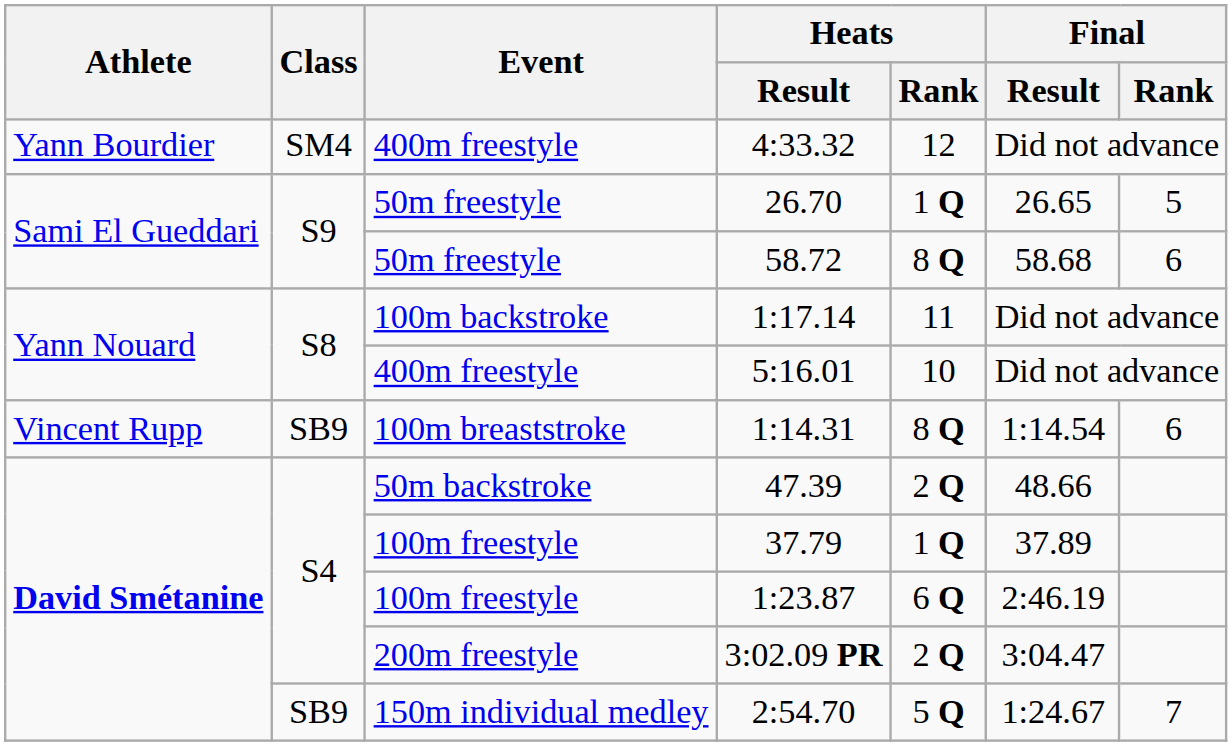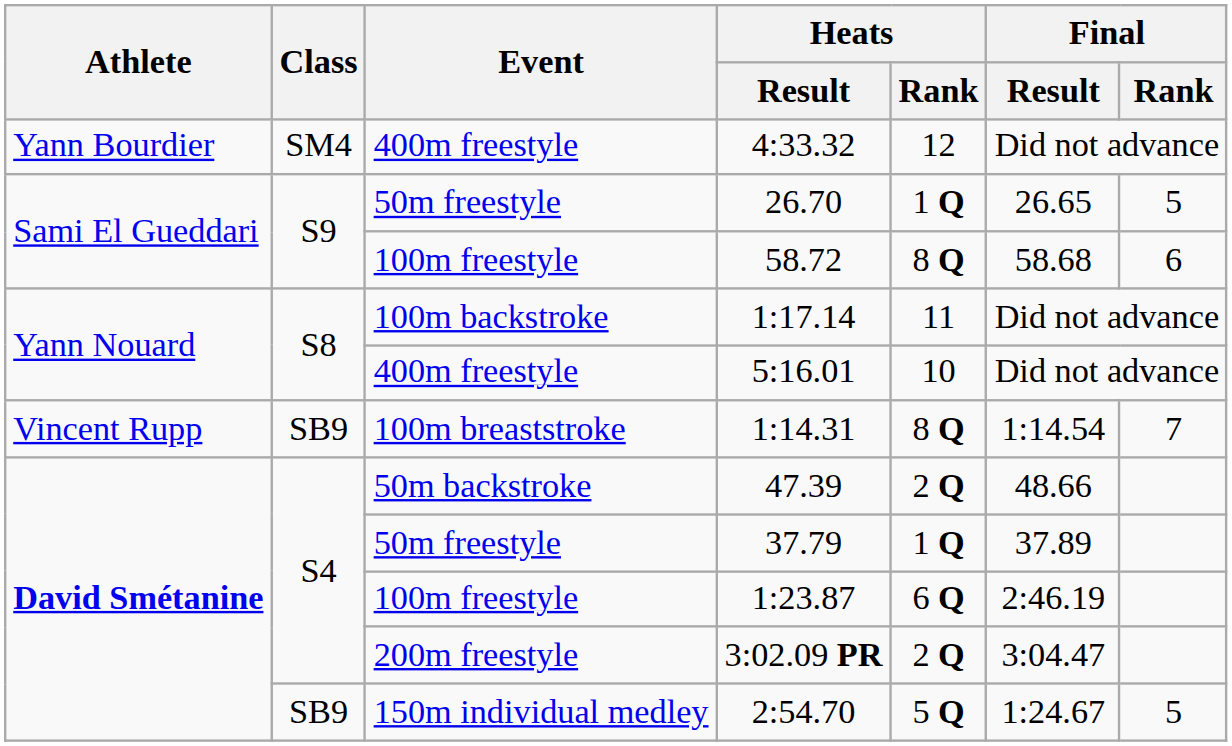(467, 259) 50m freestyle -> (476, 259) 100m freestyle
(1174, 428) 6 -> (1174, 428) 7
(476, 541) 100m freestyle -> (467, 541) 50m freestyle
(1174, 711) 7 -> (1174, 711) 5
